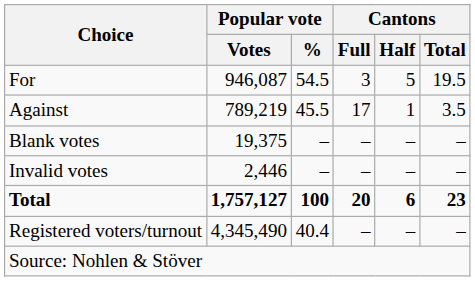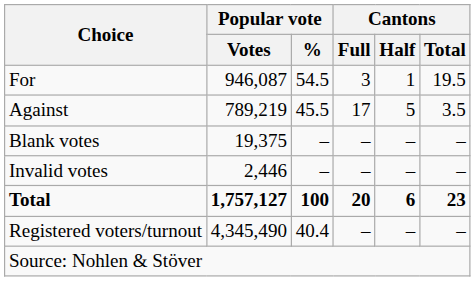(411, 79) 5 -> (411, 79) 1
(411, 110) 1 -> (411, 110) 5
